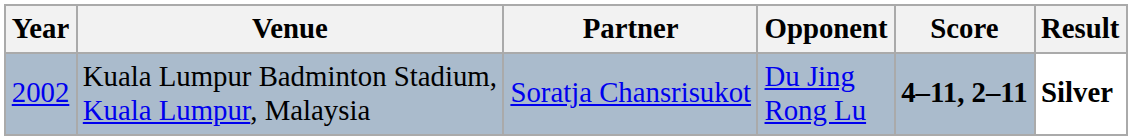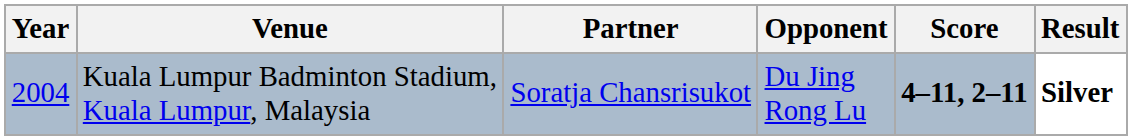(41, 93) 2002 -> (41, 93) 2004
